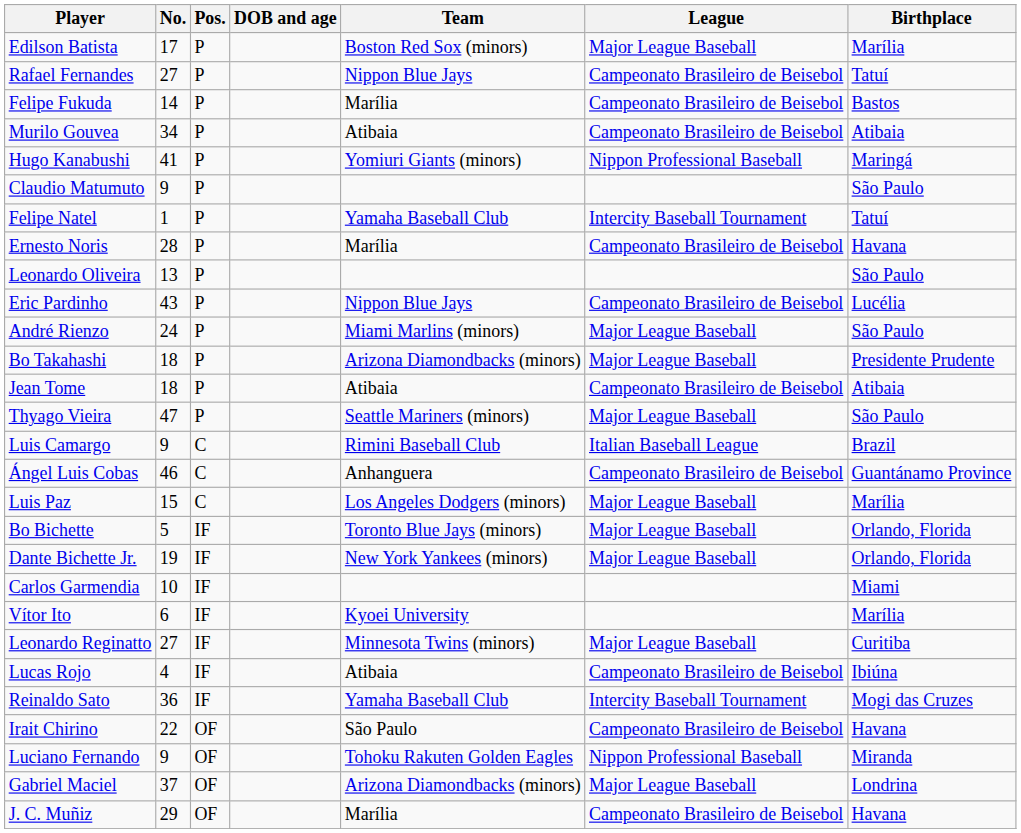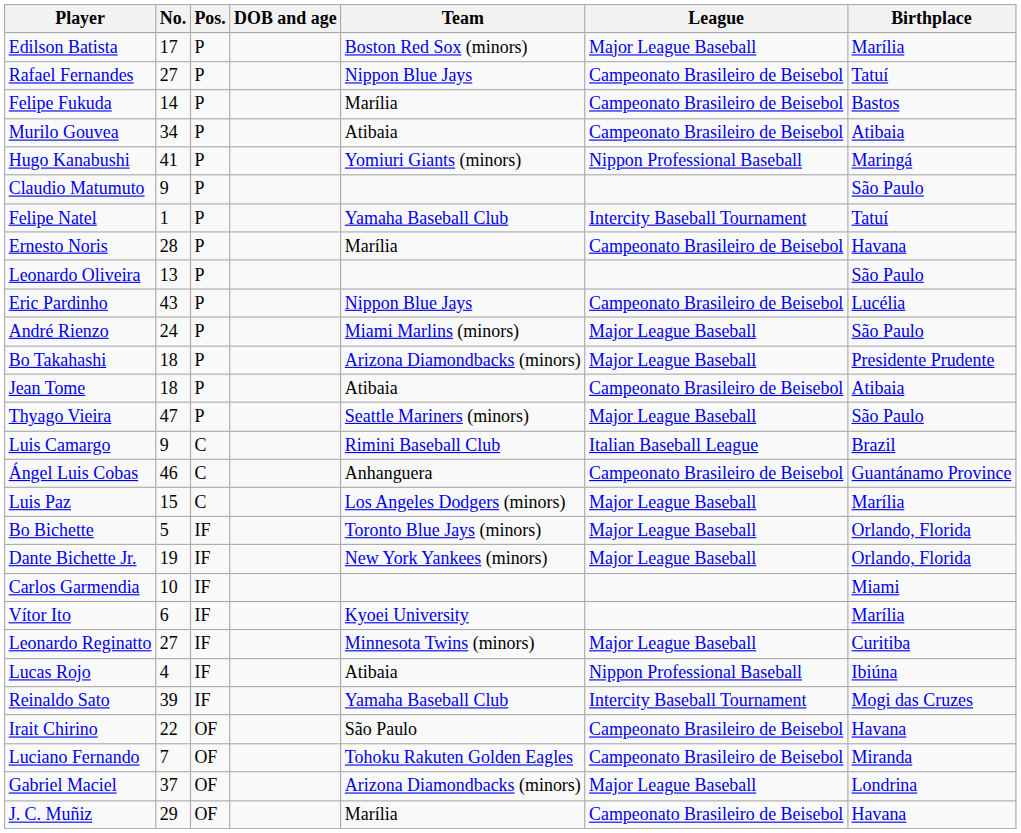(716, 672) Campeonato Brasileiro de Beisebol -> (696, 672) Nippon Professional Baseball
(169, 700) 36 -> (169, 700) 39
(164, 757) 9 -> (164, 757) 7
(696, 757) Nippon Professional Baseball -> (716, 757) Campeonato Brasileiro de Beisebol
